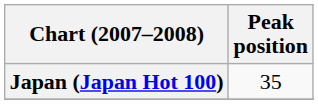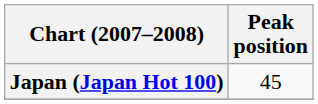(271, 81) 35 -> (271, 81) 45
